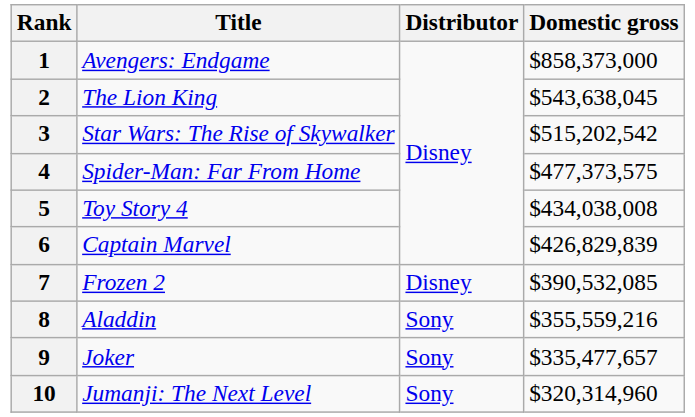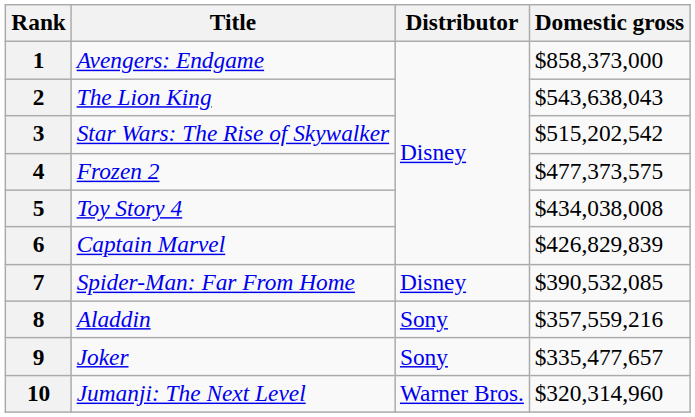(593, 97) $543,638,045 -> (599, 97) $543,638,043
(221, 171) Spider-Man: Far From Home -> (118, 171) Frozen 2
(124, 282) Frozen 2 -> (216, 282) Spider-Man: Far From Home
(593, 319) $355,559,216 -> (599, 319) $357,559,216
(429, 393) Sony -> (462, 393) Warner Bros.
